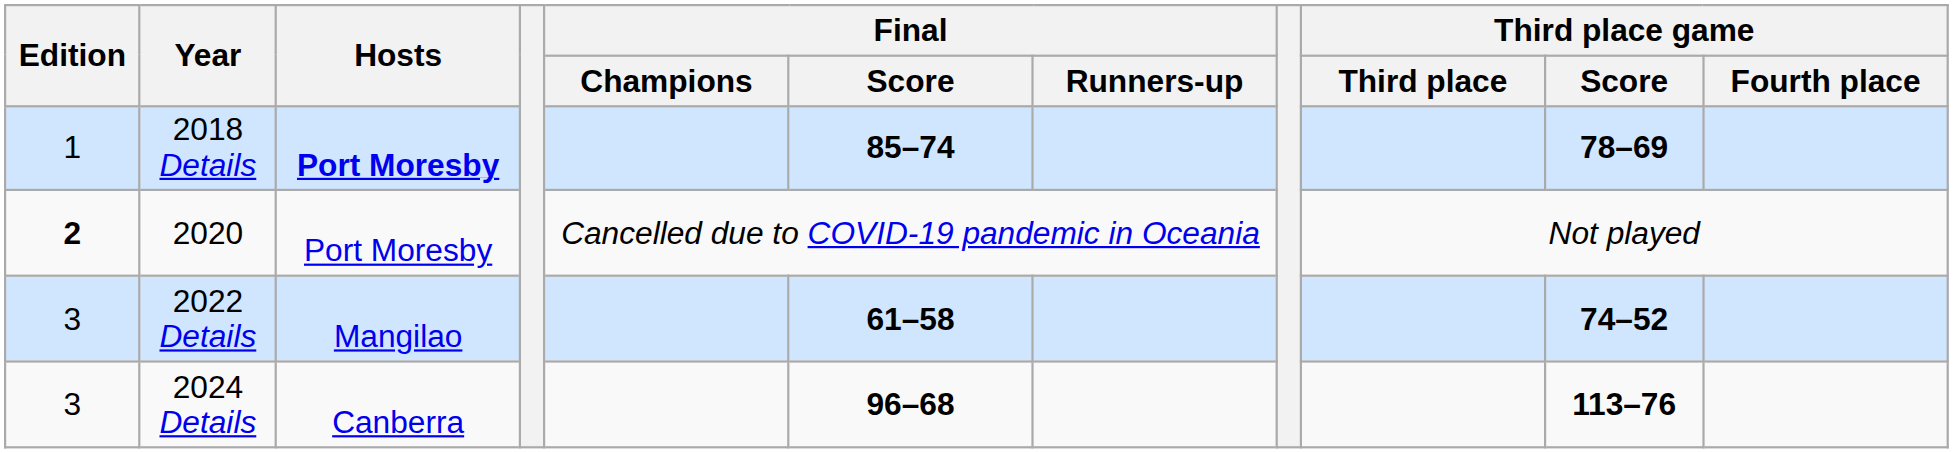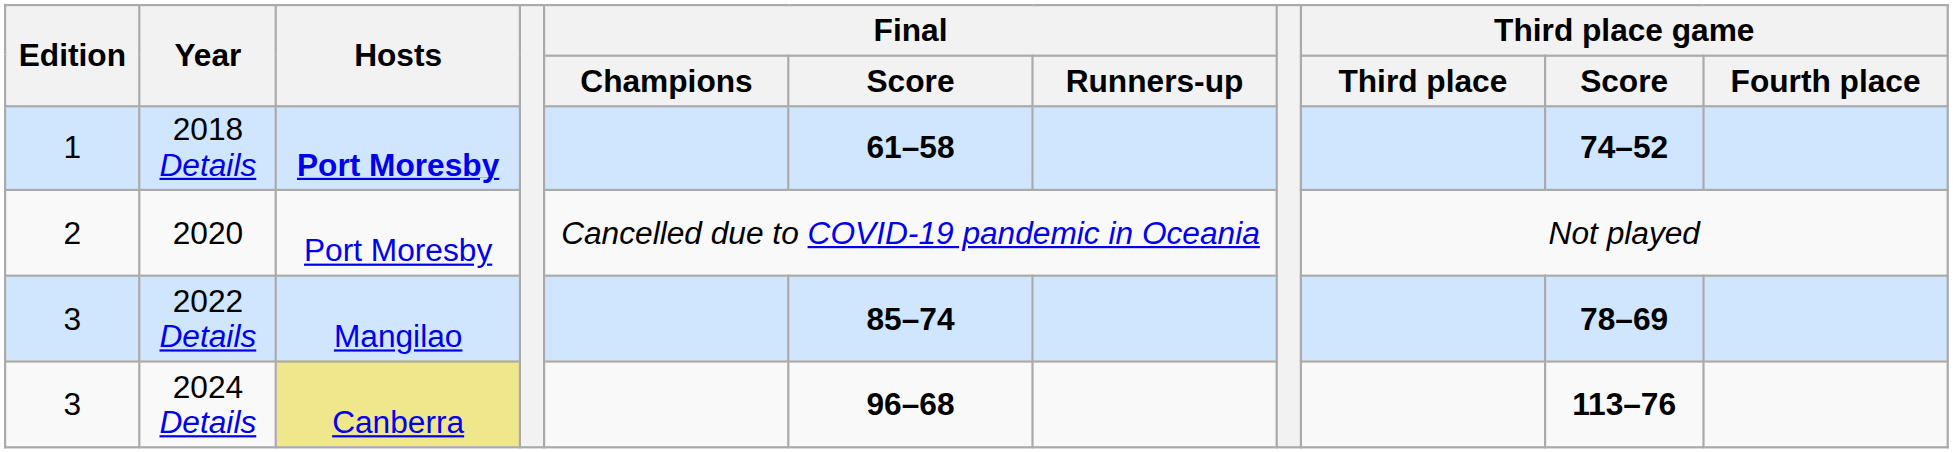(911, 148) 85–74 -> (911, 148) 61–58
(1624, 148) 78–69 -> (1624, 148) 74–52
(72, 233) bold -> (72, 233) normal
(911, 319) 61–58 -> (911, 319) 85–74
(1624, 319) 74–52 -> (1624, 319) 78–69
(398, 422) no background -> (398, 422) khaki background
